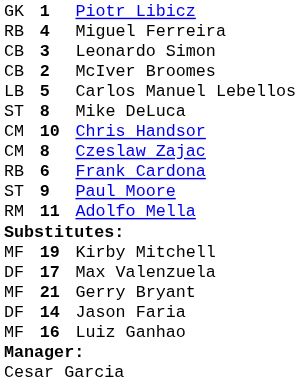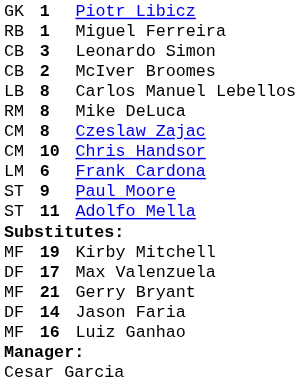(45, 32) 4 -> (45, 32) 1
(45, 92) 5 -> (45, 92) 8
(14, 112) ST -> (14, 112) RM
rows swapped: (141, 152) <-> (141, 132)
(14, 172) RB -> (14, 172) LM
(14, 212) RM -> (14, 212) ST
